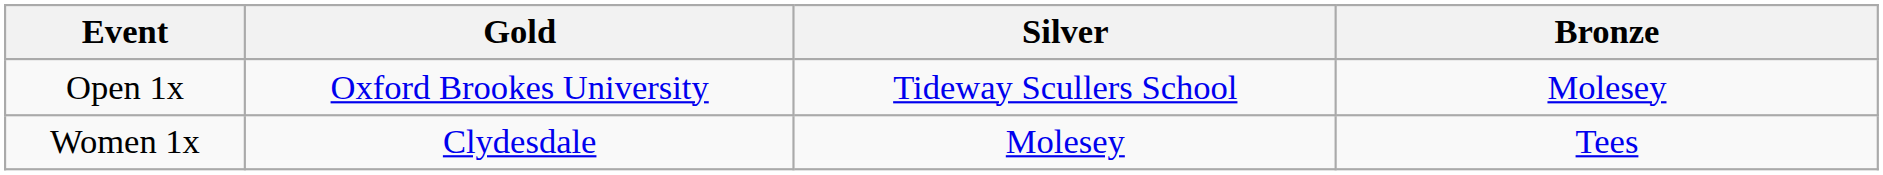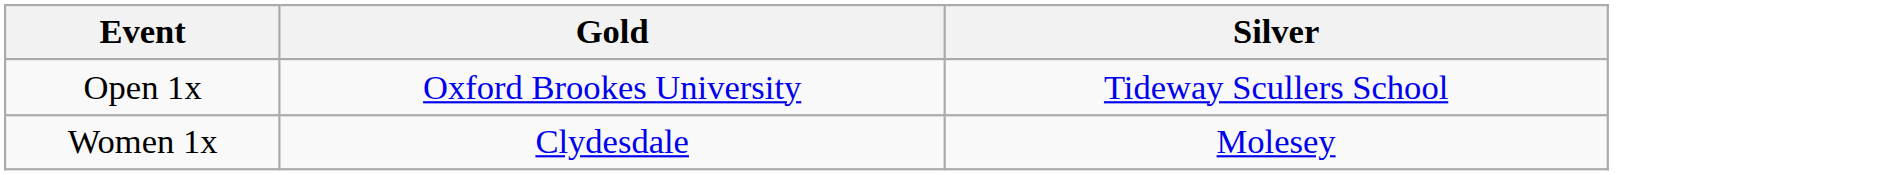- column: (1607, 31)
